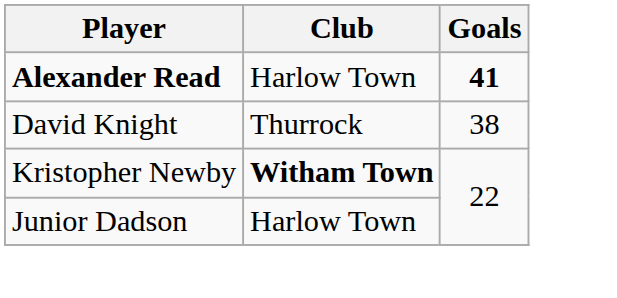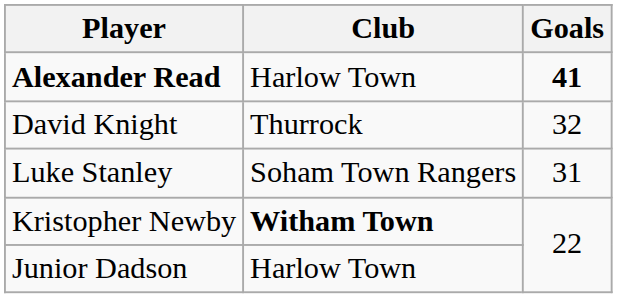(484, 124) 38 -> (567, 124) 32
+ row: (92, 172)
